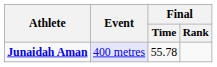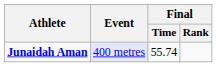(164, 52) 55.78 -> (164, 52) 55.74
